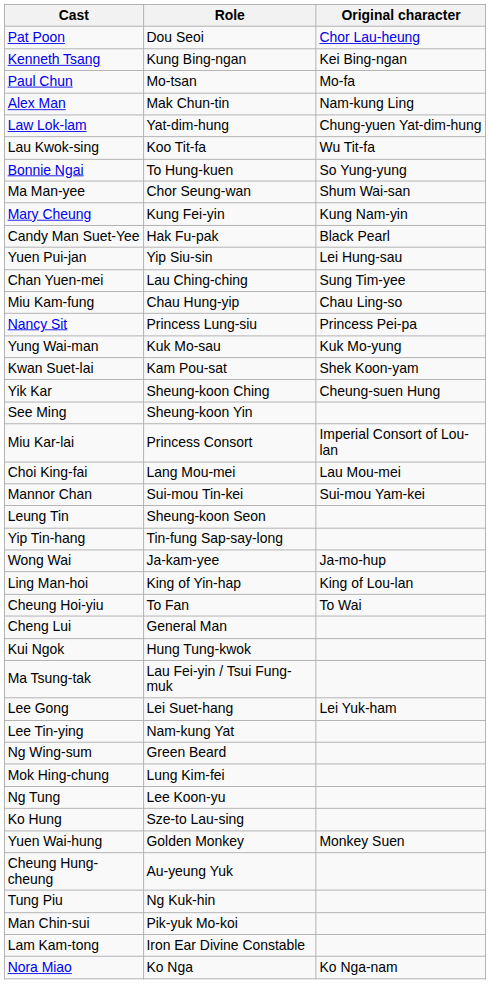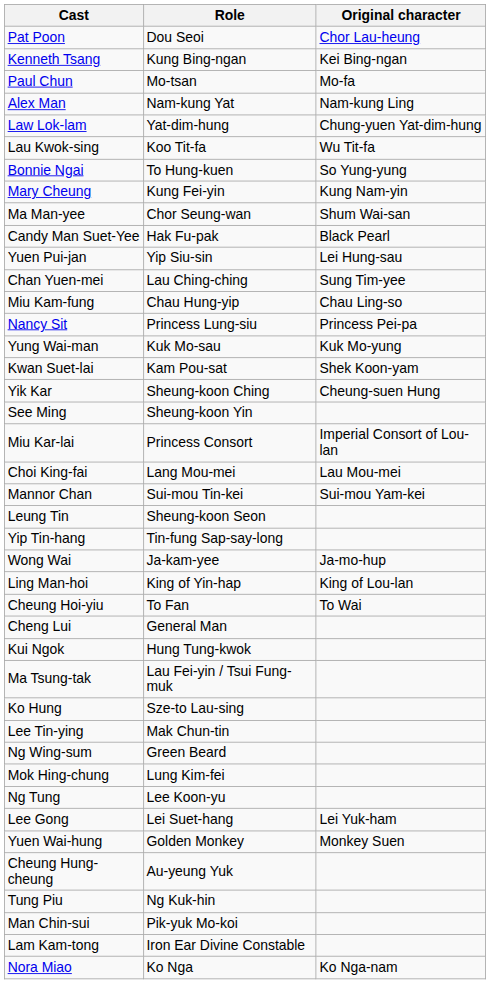(188, 103) Mak Chun-tin -> (190, 103) Nam-kung Yat
rows swapped: (46, 192) <-> (49, 214)
rows swapped: (35, 819) <-> (38, 709)
(190, 731) Nam-kung Yat -> (188, 731) Mak Chun-tin
